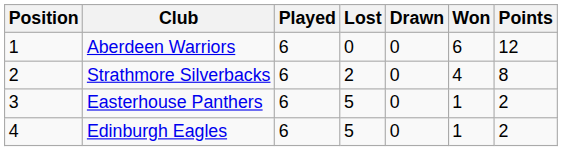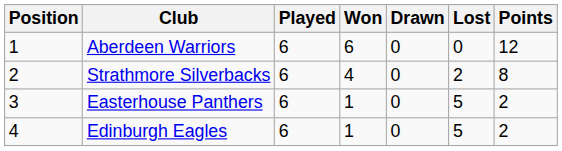columns swapped: (471, 18) <-> (363, 18)
